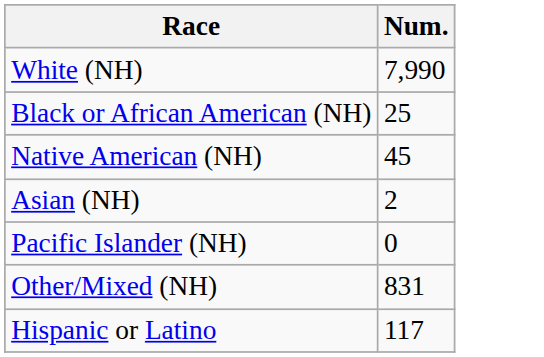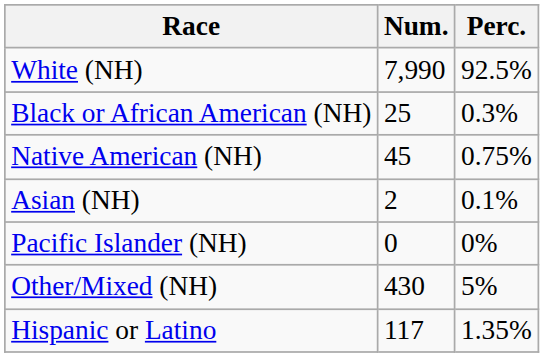+ column: (496, 26)
(404, 286) 831 -> (404, 286) 430
